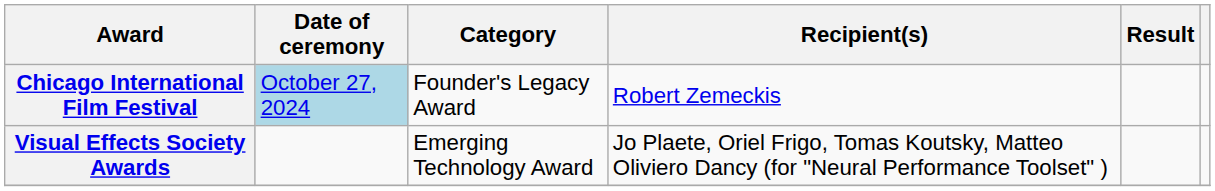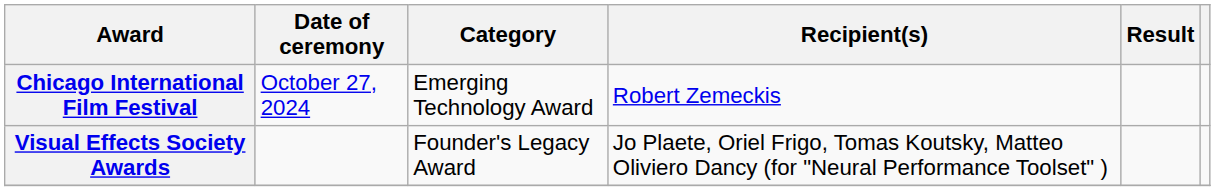(319, 94) lightblue background -> (319, 94) no background
(501, 94) Founder's Legacy Award -> (503, 94) Emerging Technology Award
(503, 155) Emerging Technology Award -> (501, 155) Founder's Legacy Award
